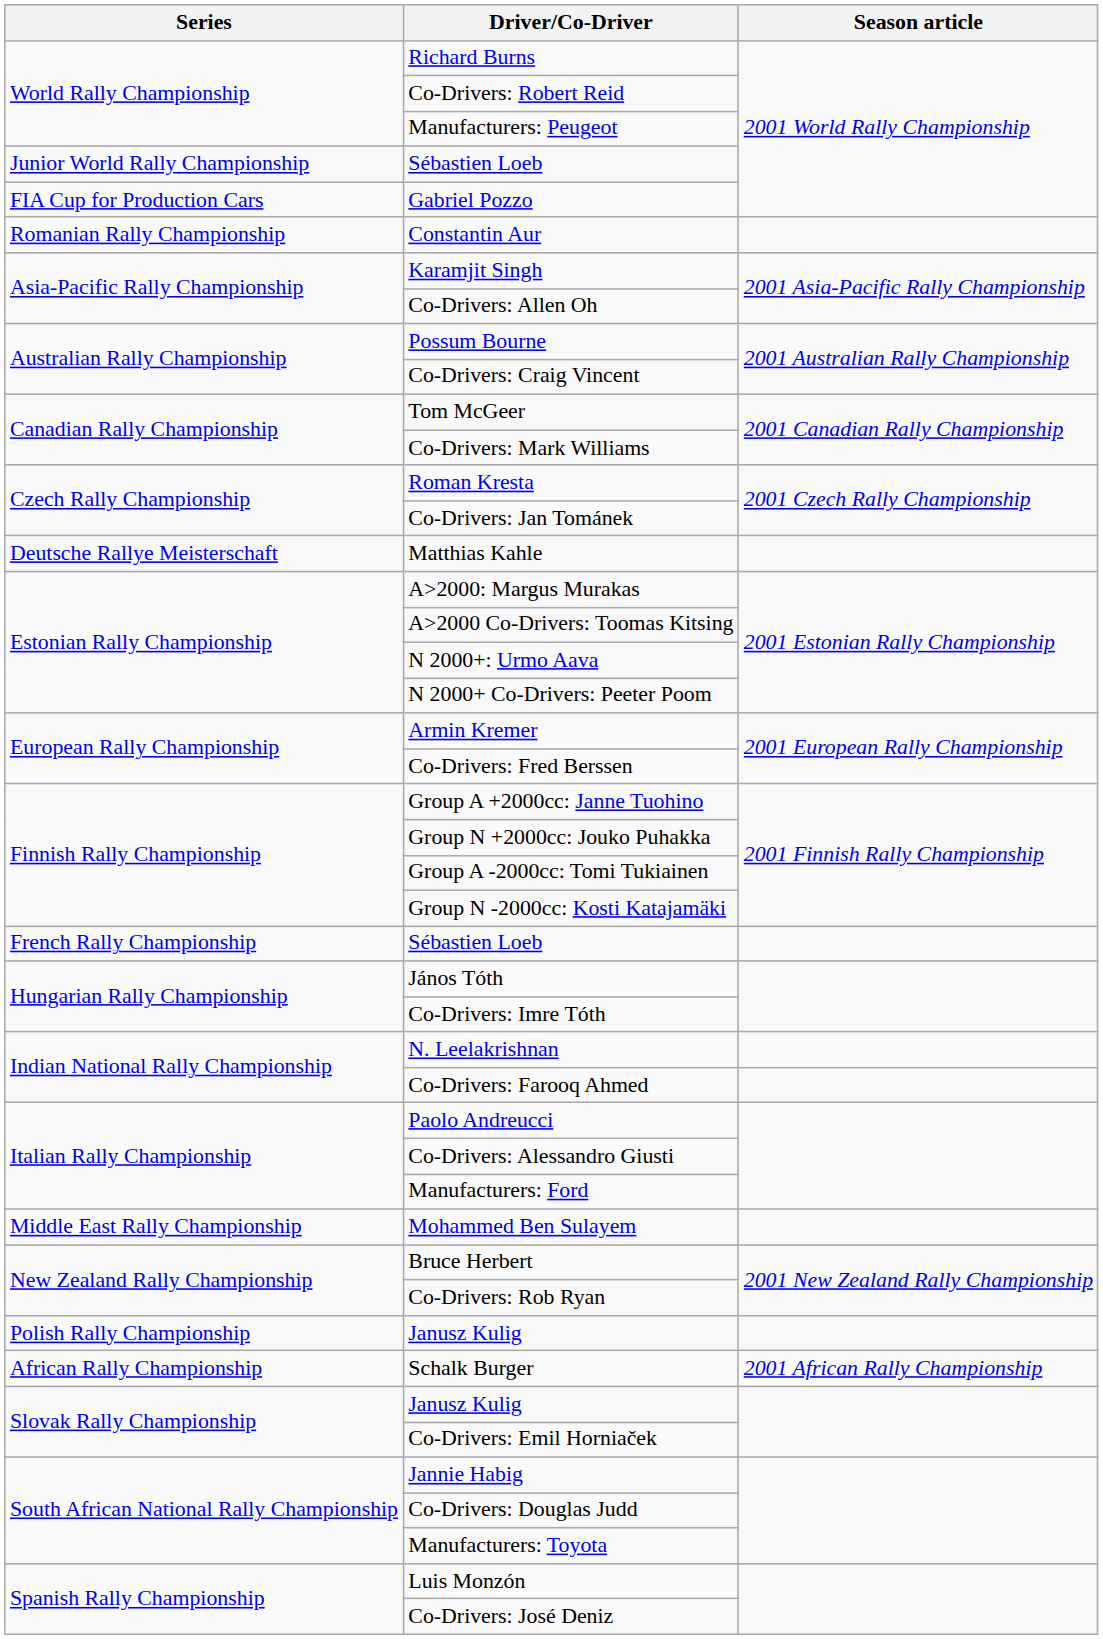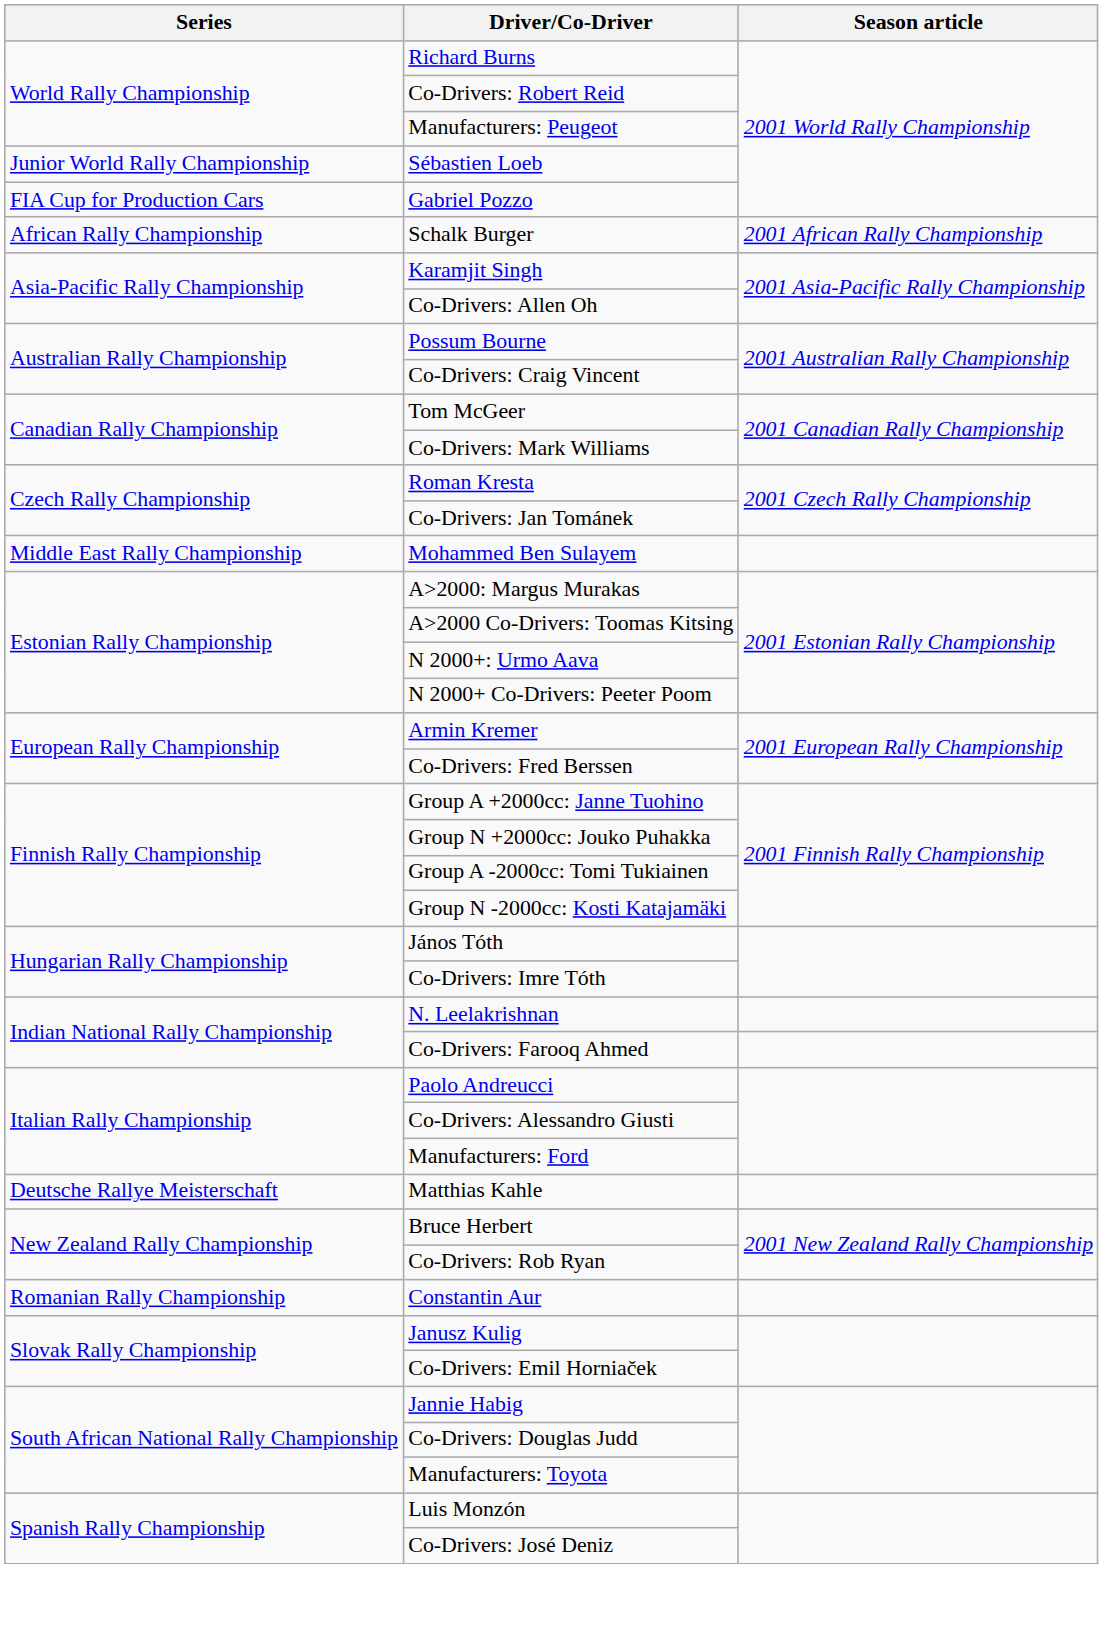rows swapped: (136, 1368) <-> (148, 234)
rows swapped: (144, 553) <-> (156, 1226)
- row: (133, 943)
- row: (130, 1332)
